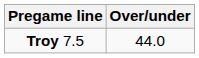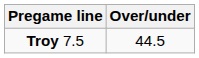(150, 40) 44.0 -> (150, 40) 44.5
